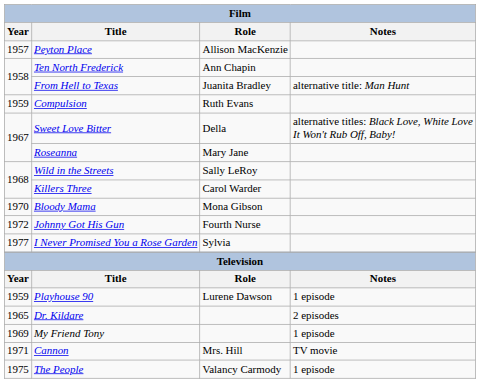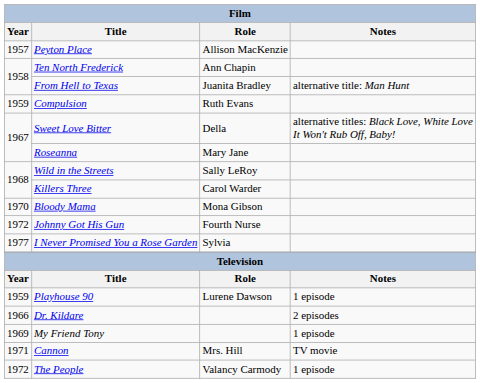(18, 315) 1965 -> (18, 315) 1966
(18, 369) 1975 -> (18, 369) 1972
